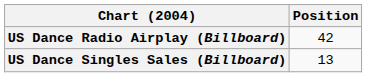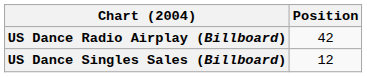(326, 60) 13 -> (326, 60) 12
